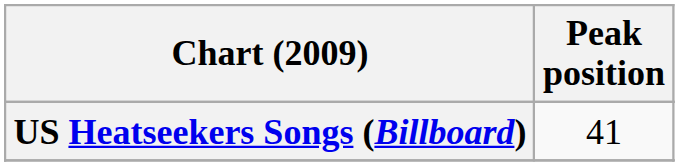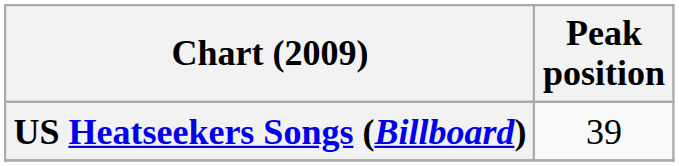(604, 130) 41 -> (604, 130) 39
